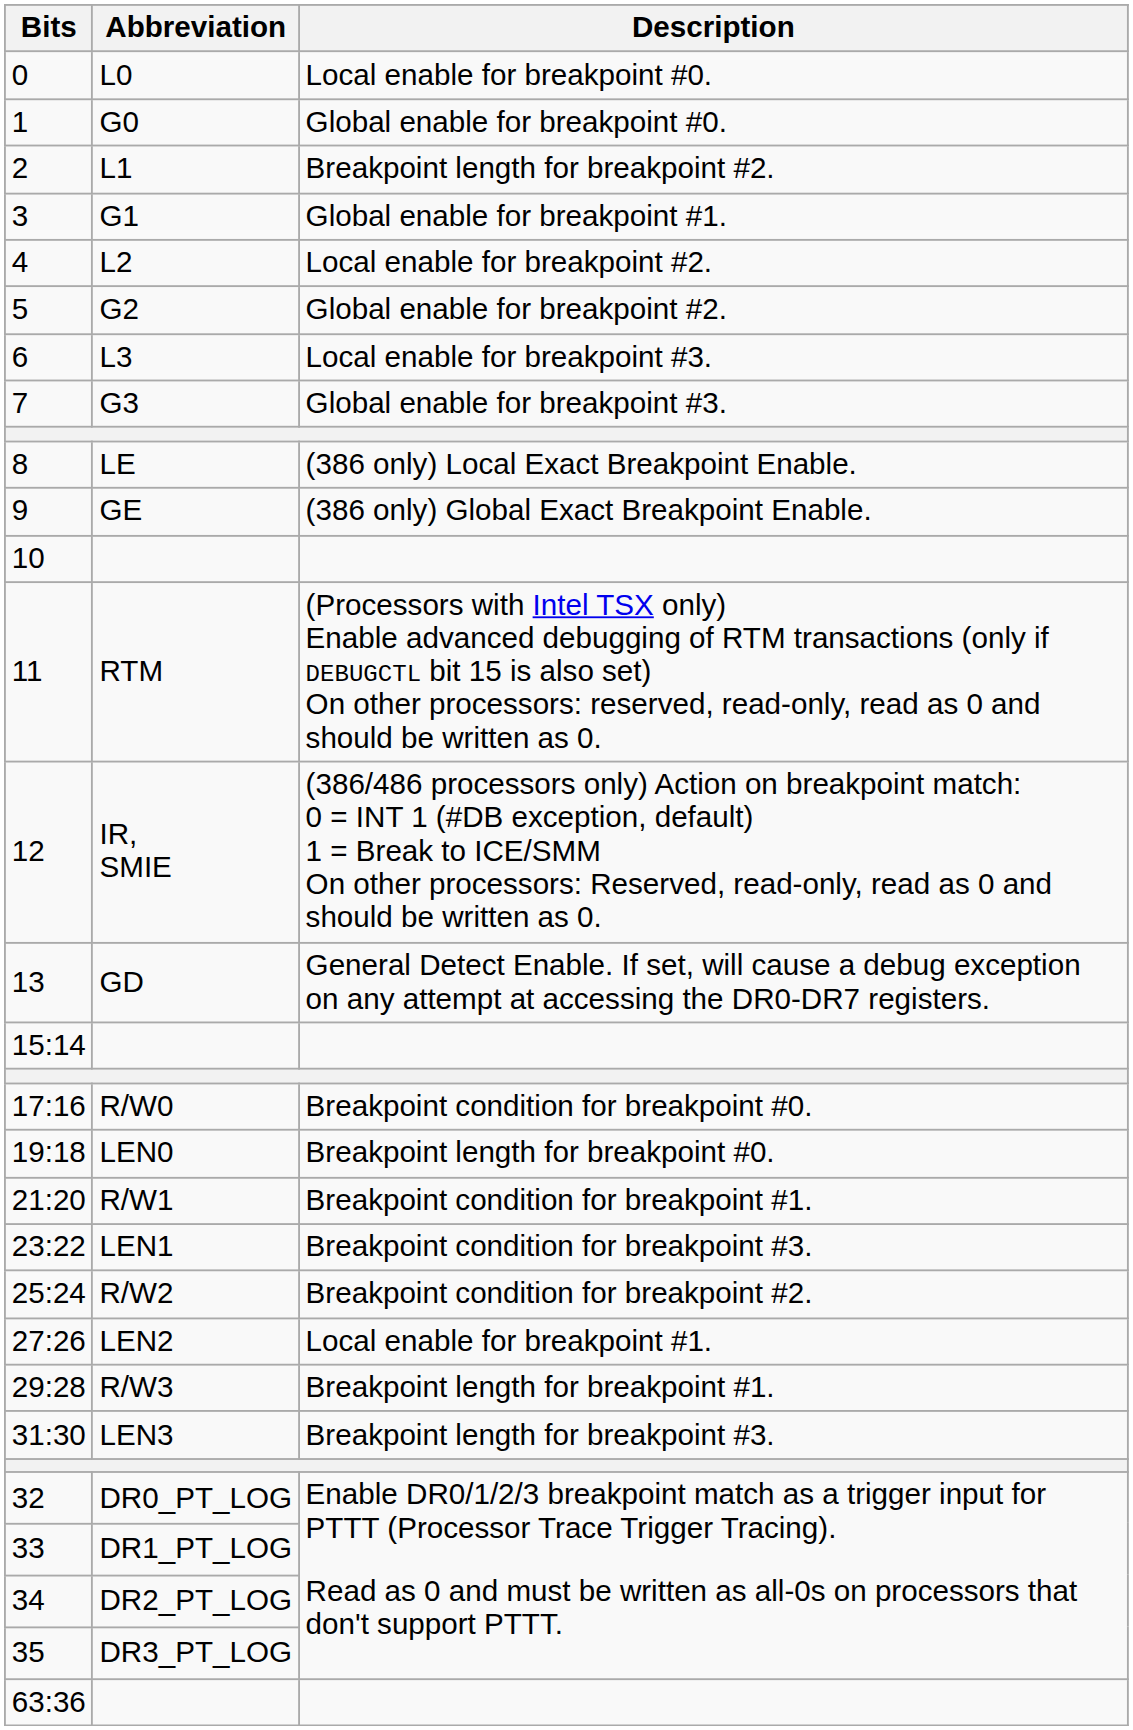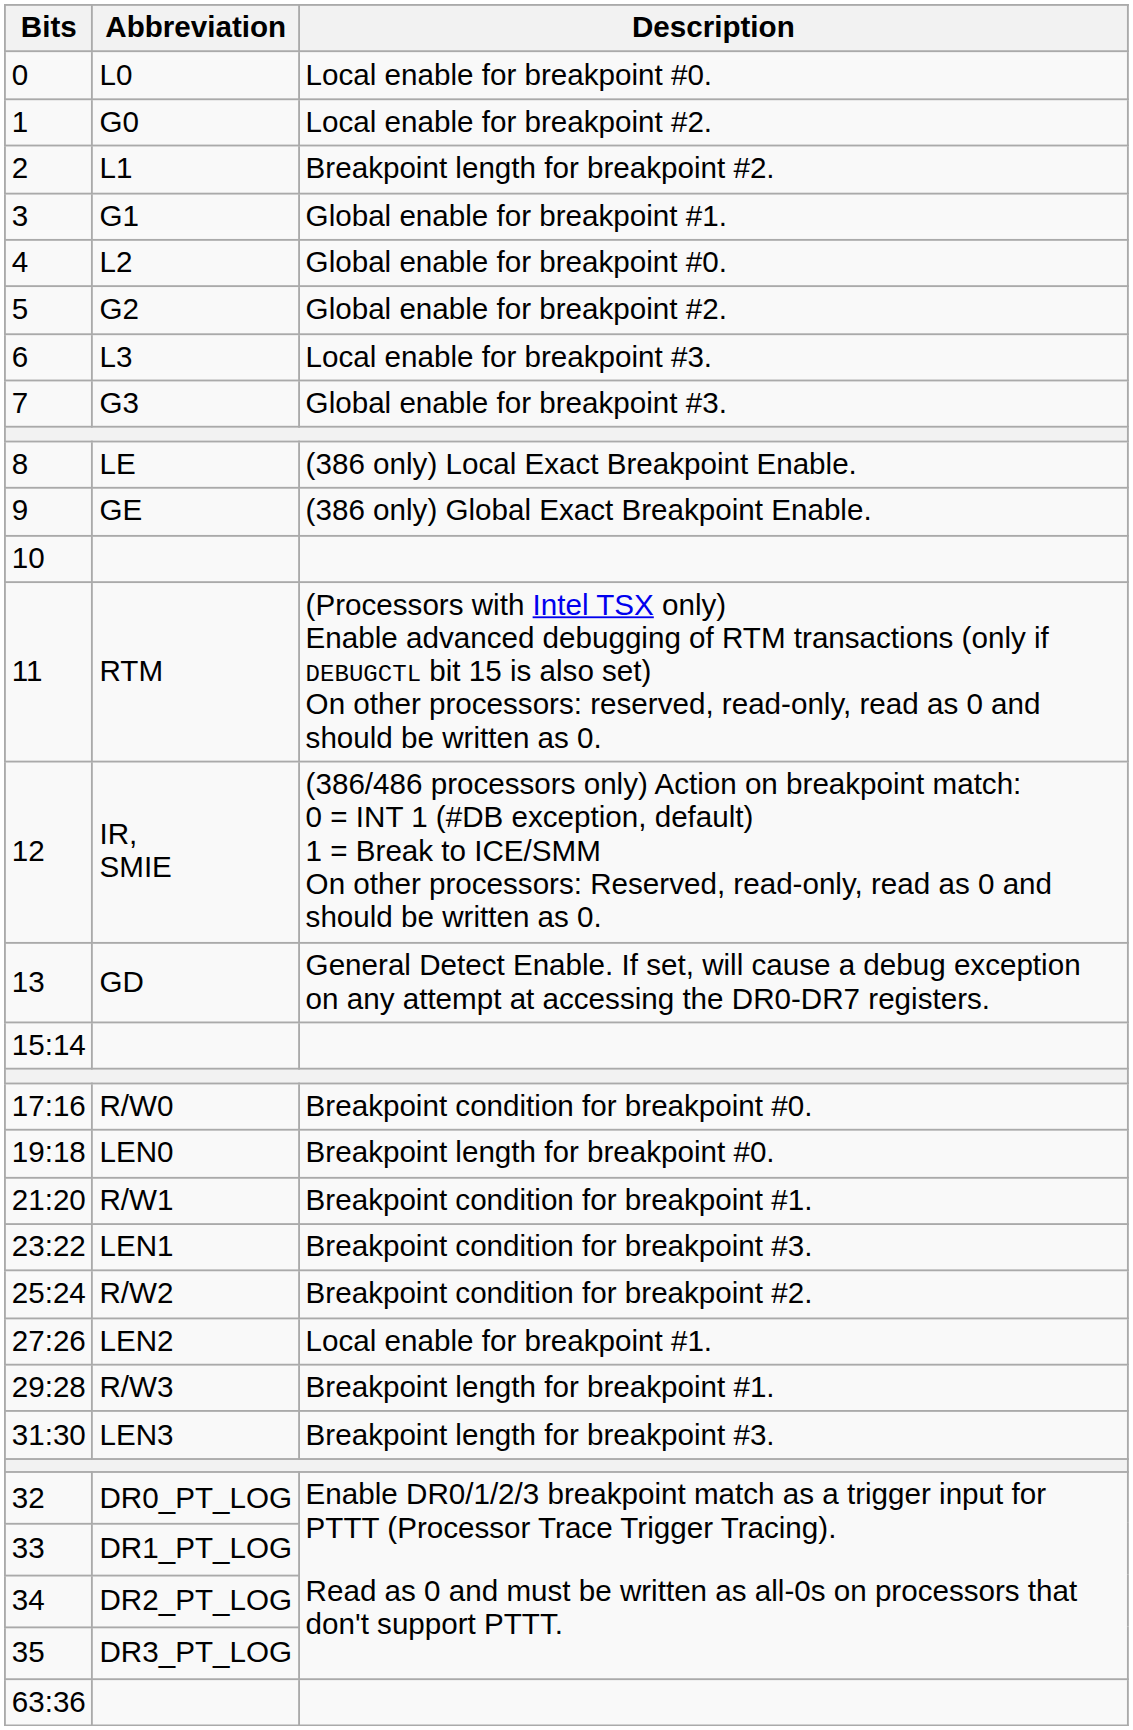(516, 121) Global enable for breakpoint #0. -> (509, 121) Local enable for breakpoint #2.
(509, 262) Local enable for breakpoint #2. -> (516, 262) Global enable for breakpoint #0.
